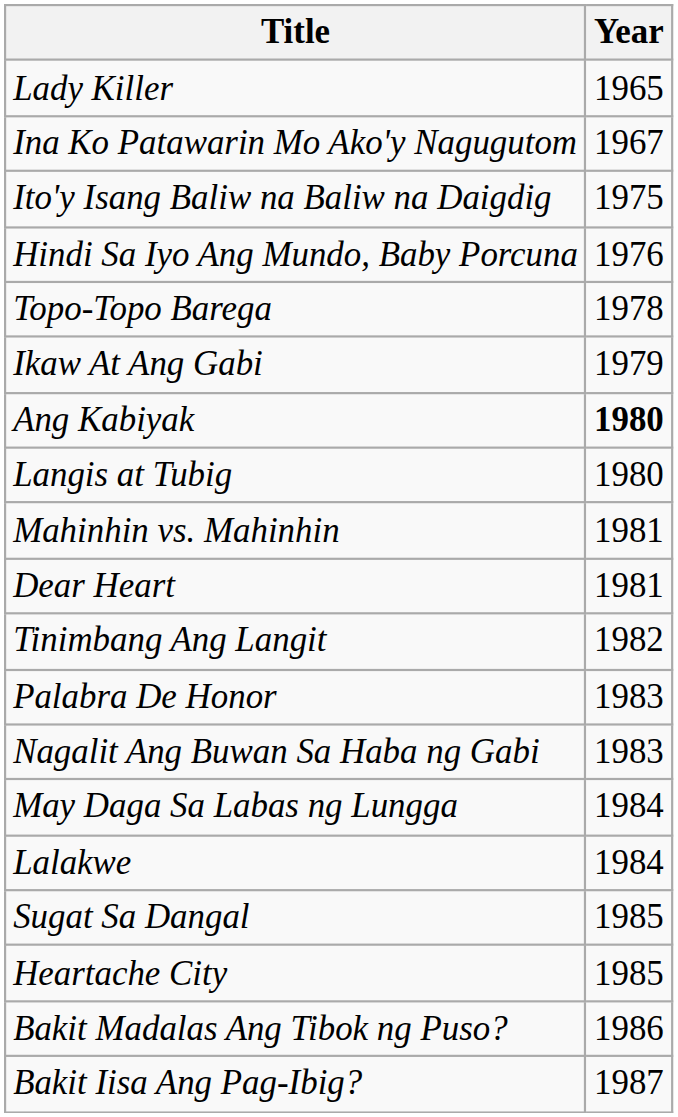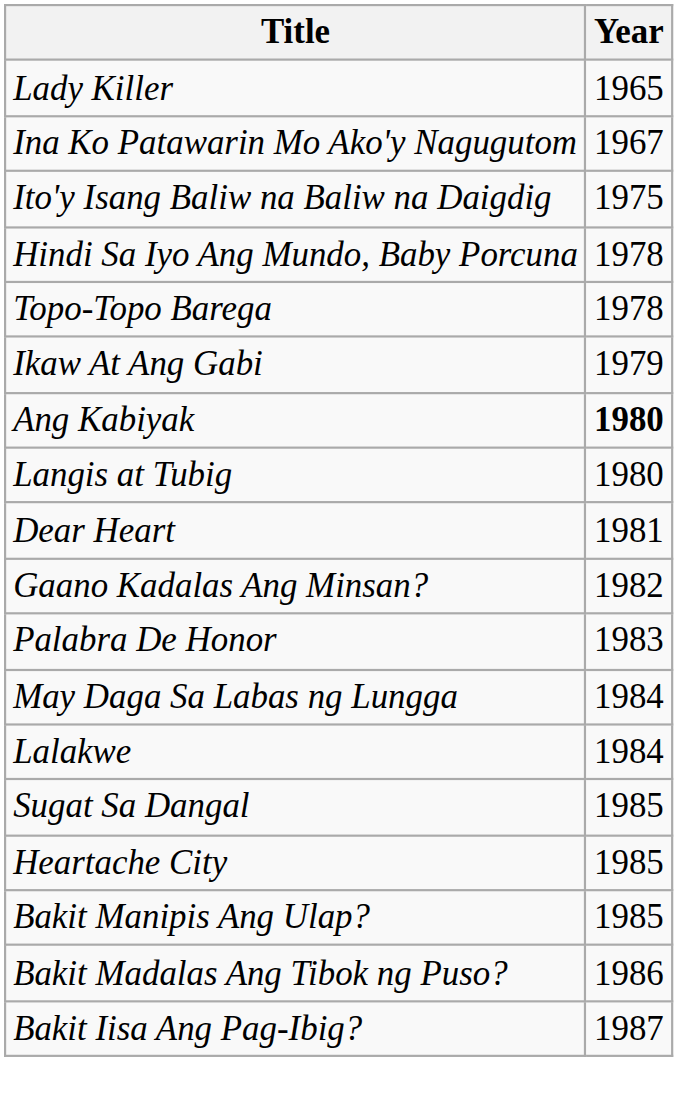(629, 253) 1976 -> (629, 253) 1978
- row: (176, 530)
- row: (170, 640)
+ row: (221, 585)
- row: (276, 751)
+ row: (192, 917)
